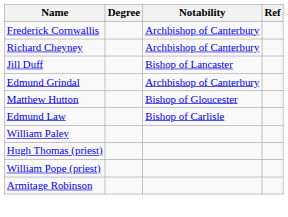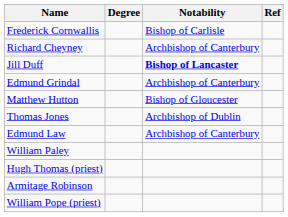(202, 30) Archbishop of Canterbury -> (185, 30) Bishop of Carlisle
(189, 64) normal -> (192, 64) bold
+ row: (38, 116)
(185, 116) Bishop of Carlisle -> (202, 133) Archbishop of Canterbury
rows swapped: (50, 185) <-> (54, 168)
